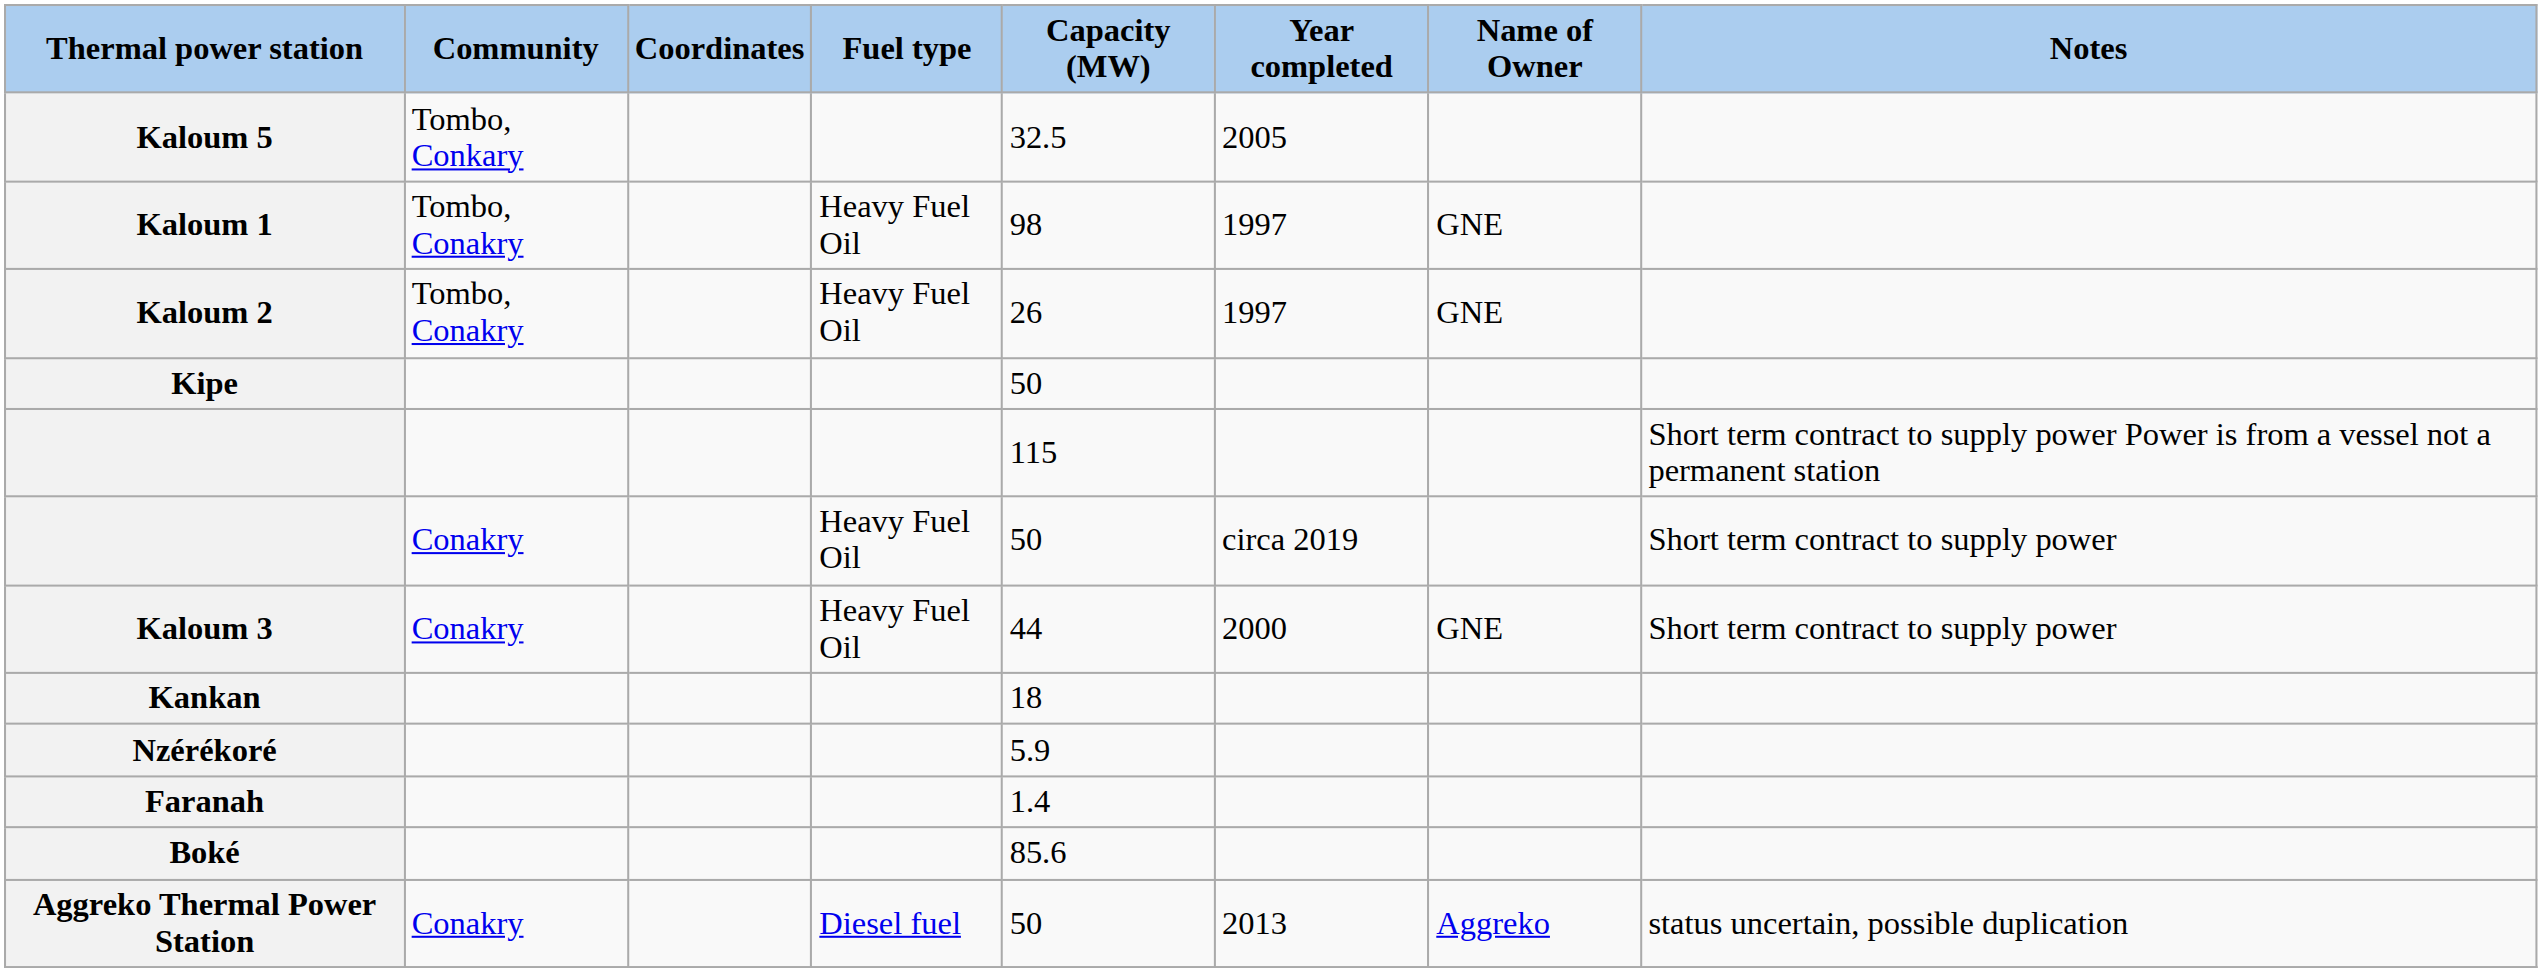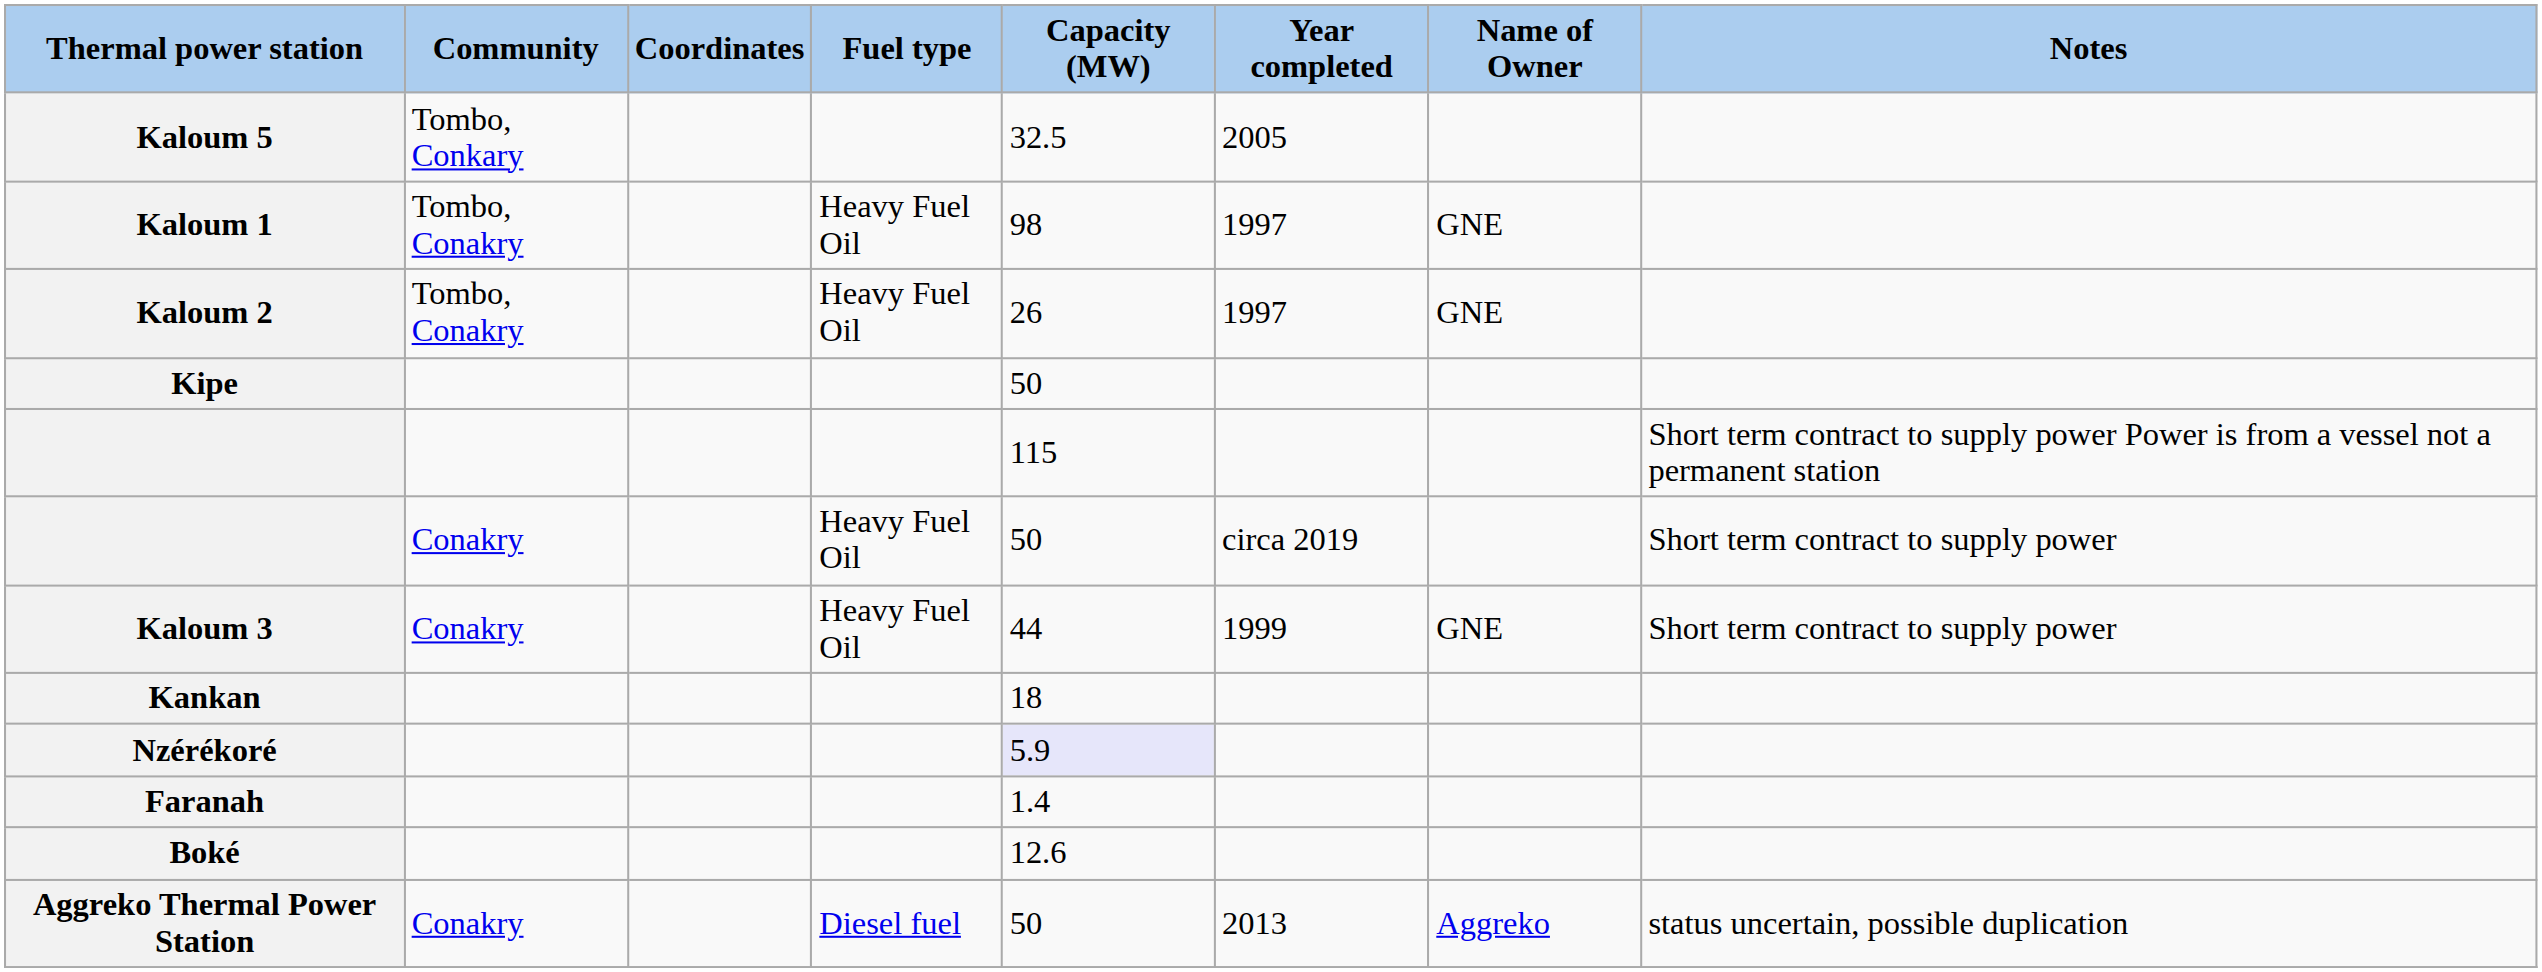(1254, 628) 2000 -> (1254, 628) 1999
(1030, 749) no background -> (1030, 749) lavender background
(1038, 852) 85.6 -> (1038, 852) 12.6
